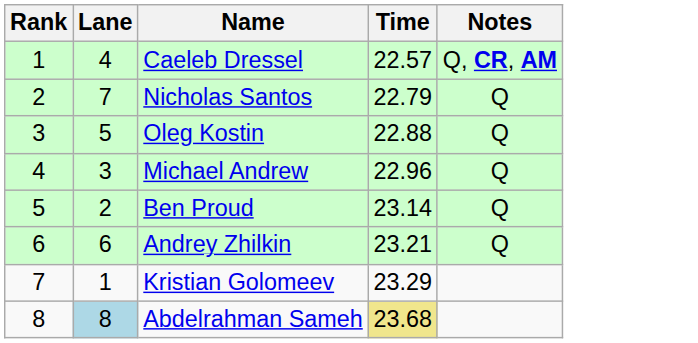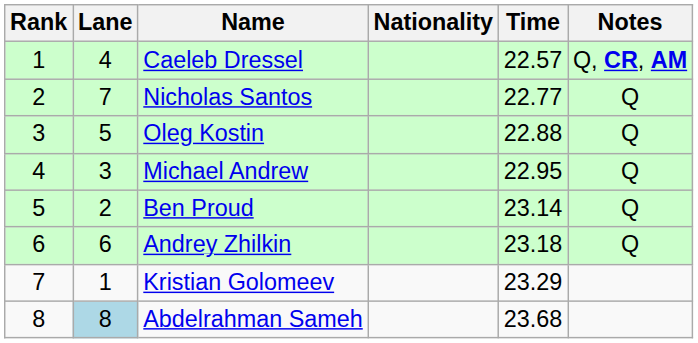+ column: (433, 23)
(403, 97) 22.79 -> (533, 97) 22.77
(403, 171) 22.96 -> (533, 171) 22.95
(403, 245) 23.21 -> (533, 245) 23.18
(403, 319) khaki background -> (533, 319) no background
